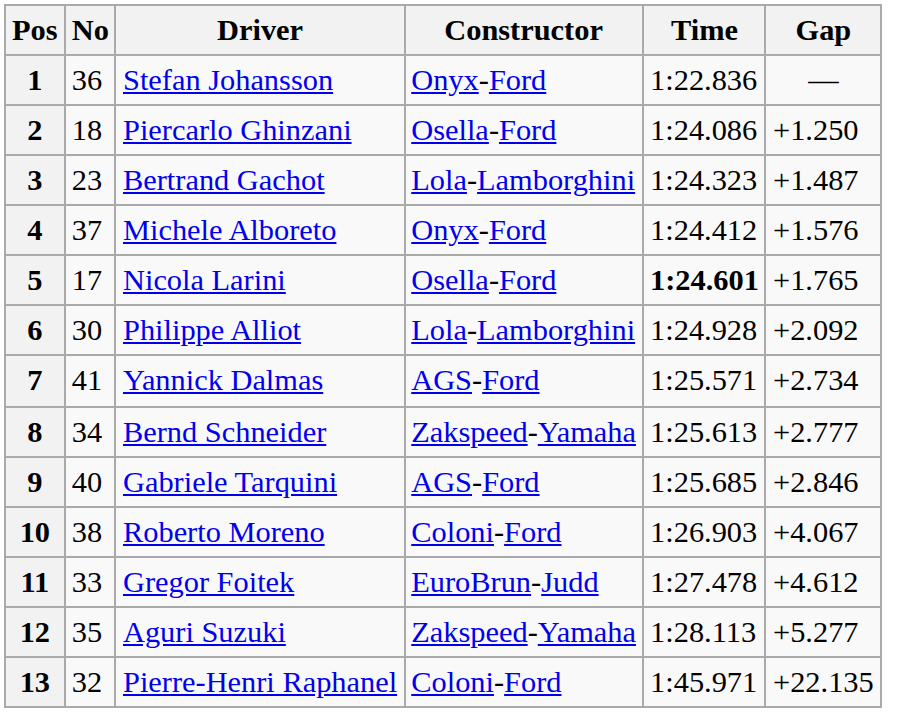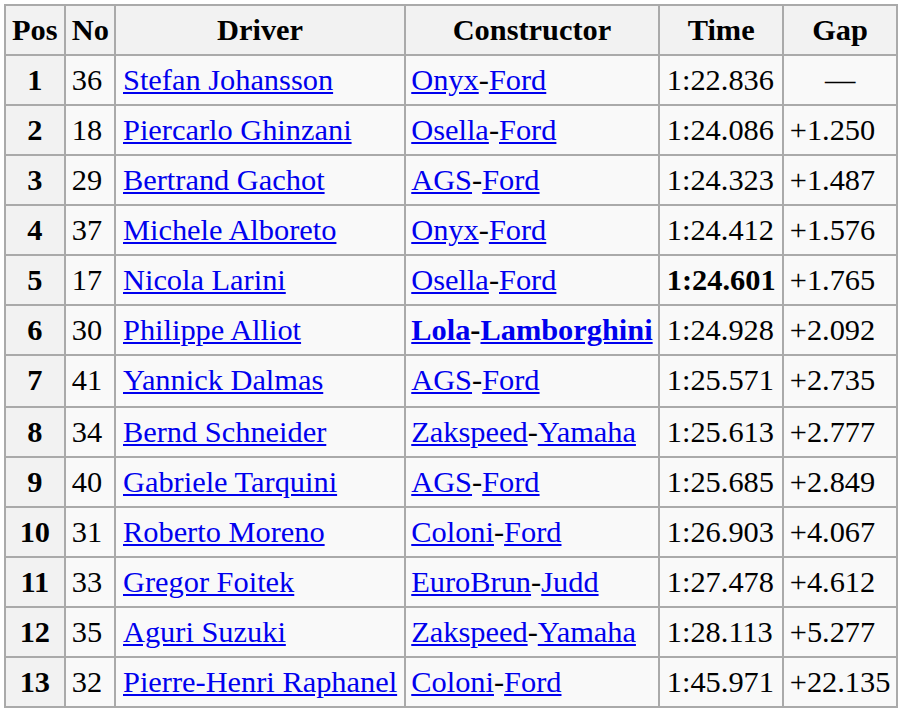(87, 180) 23 -> (87, 180) 29
(523, 180) Lola-Lamborghini -> (475, 180) AGS-Ford
(523, 330) normal -> (532, 330) bold
(816, 380) +2.734 -> (832, 380) +2.735
(816, 480) +2.846 -> (832, 480) +2.849
(87, 530) 38 -> (87, 530) 31
